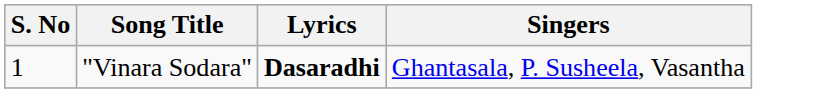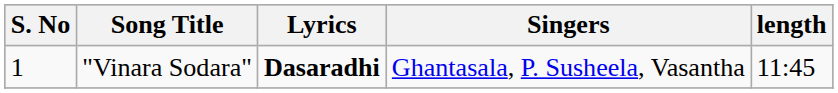+ column: (792, 25)
